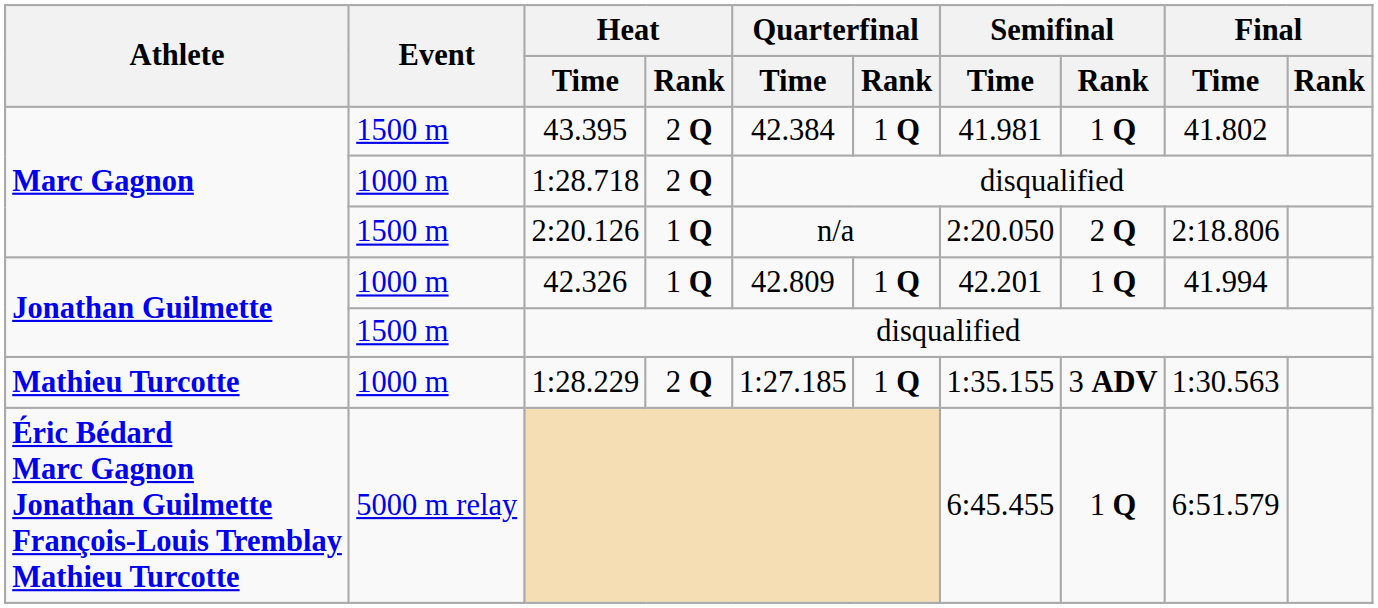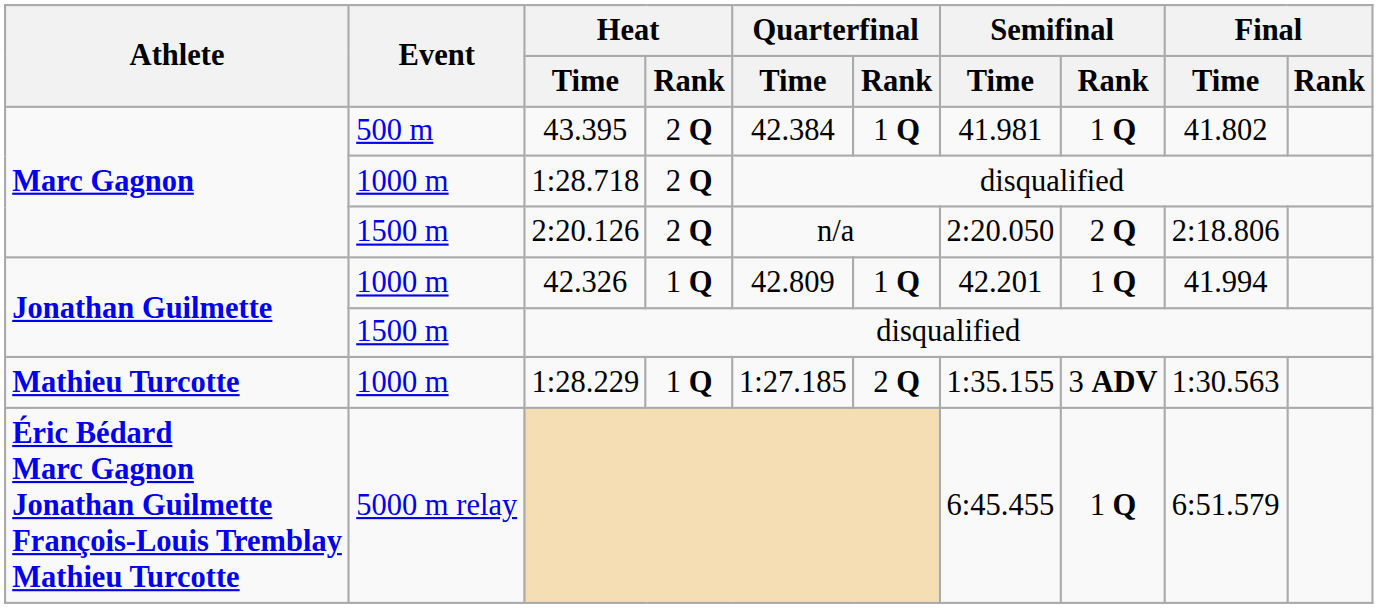(402, 130) 1500 m -> (395, 130) 500 m
(689, 231) 1 Q -> (689, 231) 2 Q
(689, 382) 2 Q -> (689, 382) 1 Q
(897, 382) 1 Q -> (897, 382) 2 Q
